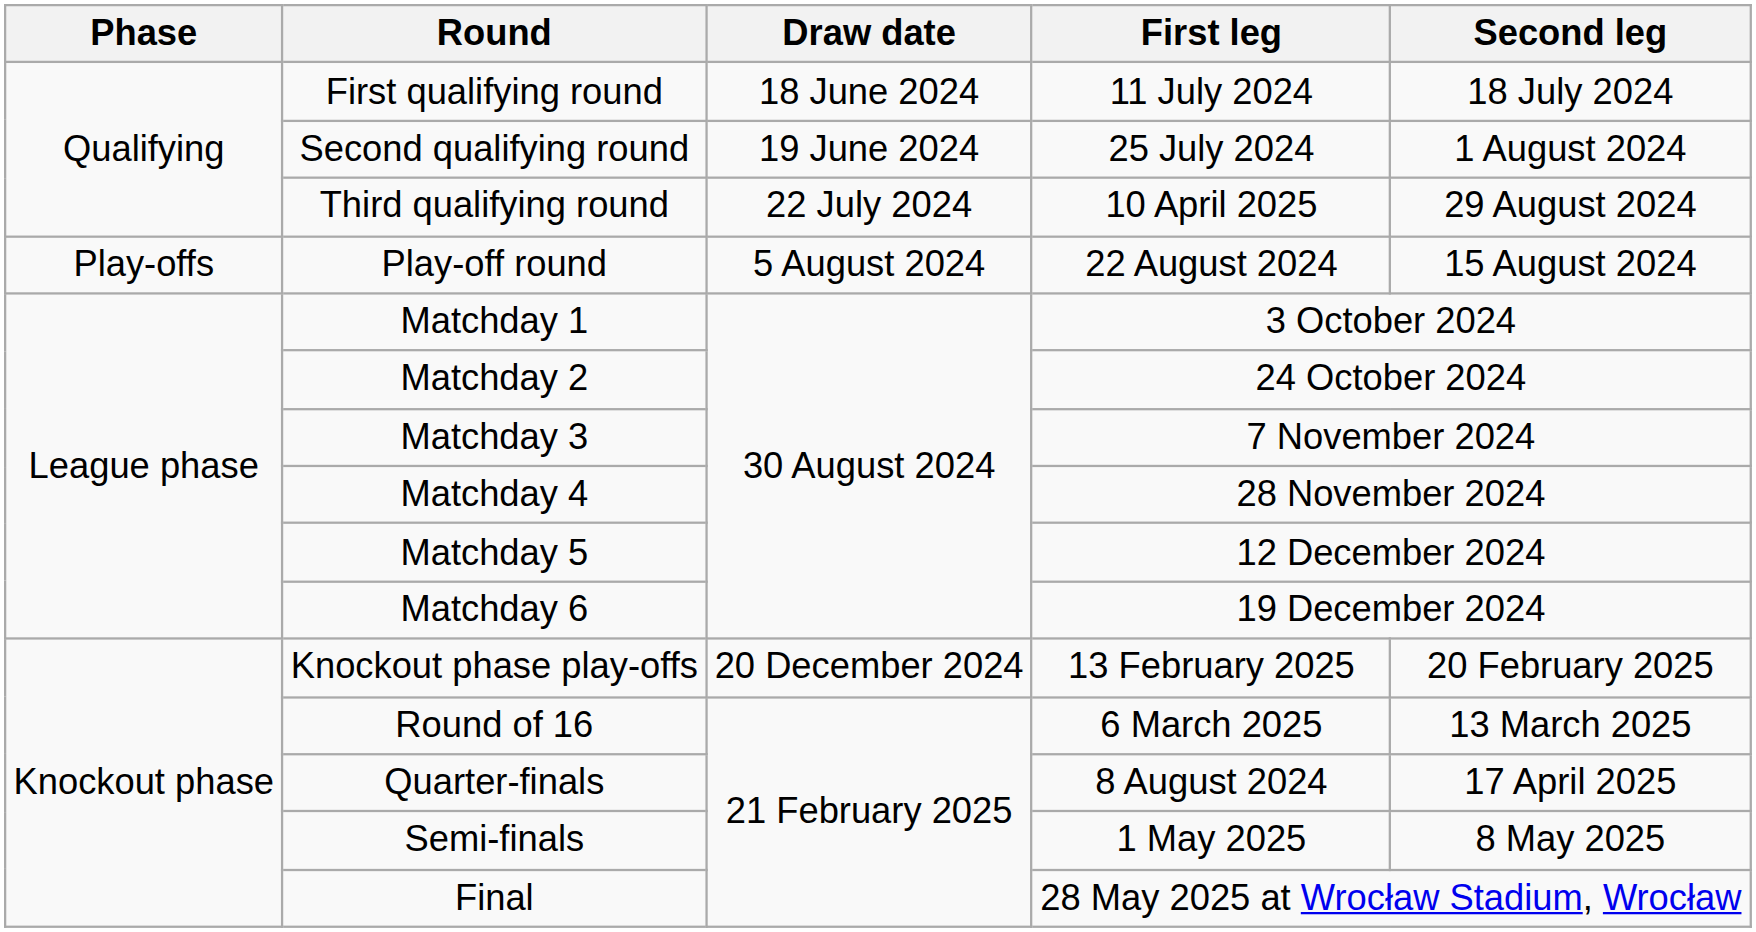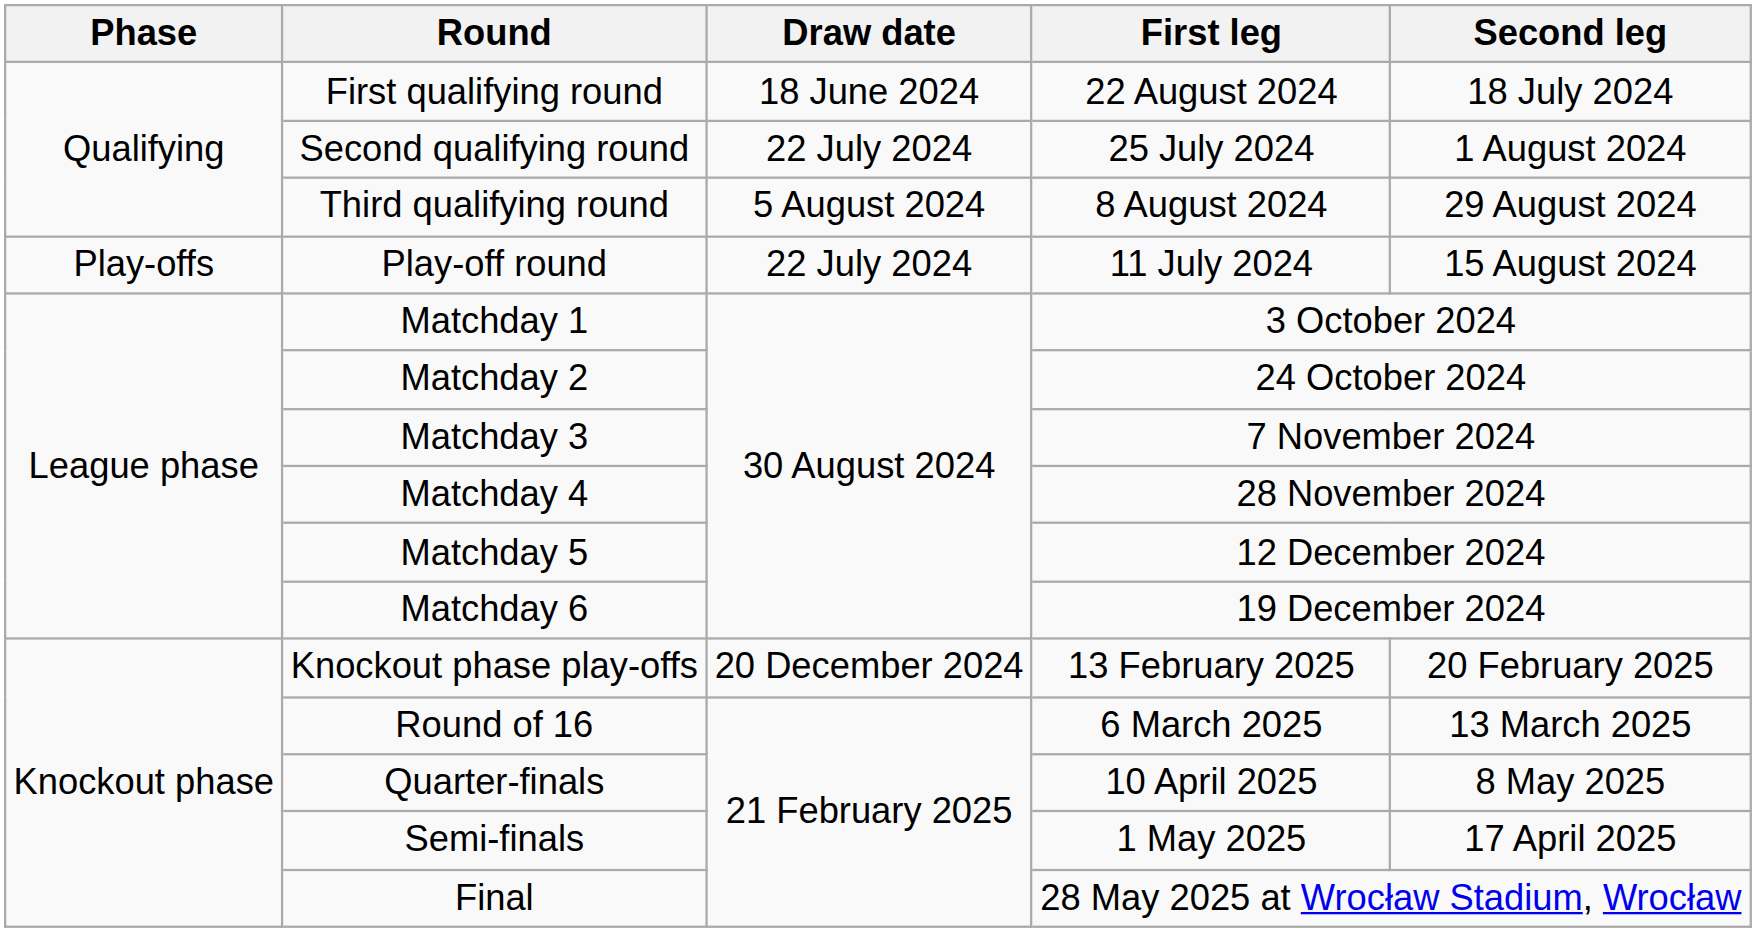(1211, 90) 11 July 2024 -> (1211, 90) 22 August 2024
(869, 148) 19 June 2024 -> (869, 148) 22 July 2024
(869, 206) 22 July 2024 -> (869, 206) 5 August 2024
(1211, 206) 10 April 2025 -> (1211, 206) 8 August 2024
(869, 263) 5 August 2024 -> (869, 263) 22 July 2024
(1211, 263) 22 August 2024 -> (1211, 263) 11 July 2024
(1211, 782) 8 August 2024 -> (1211, 782) 10 April 2025
(1570, 782) 17 April 2025 -> (1570, 782) 8 May 2025
(1570, 839) 8 May 2025 -> (1570, 839) 17 April 2025
